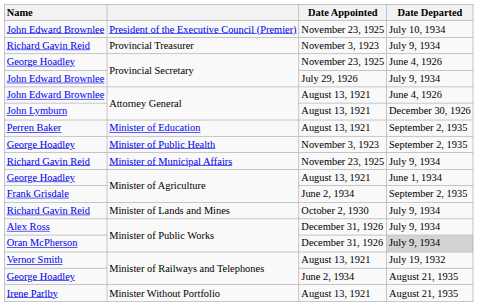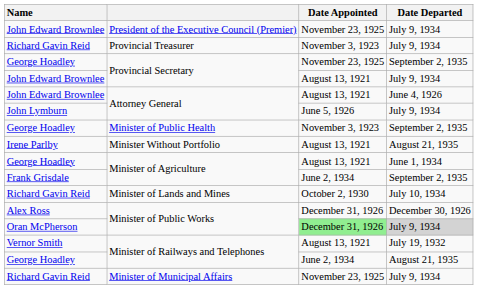(417, 29) July 10, 1934 -> (415, 29) July 9, 1934
(415, 62) June 4, 1926 -> (428, 62) September 2, 1935
(330, 78) July 29, 1926 -> (336, 78) August 13, 1921
(336, 111) August 13, 1921 -> (328, 111) June 5, 1926
(430, 111) December 30, 1926 -> (415, 111) July 9, 1934
- row: (34, 128)
rows swapped: (48, 161) <-> (32, 293)
(415, 210) July 9, 1934 -> (417, 194) July 10, 1934
(415, 227) July 9, 1934 -> (430, 210) December 30, 1926
(342, 243) no background -> (342, 227) lightgreen background
